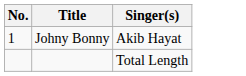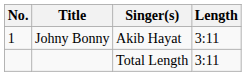+ column: (216, 15)
